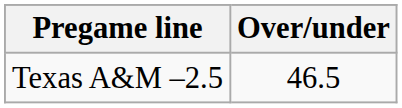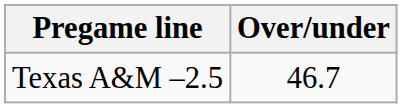(313, 77) 46.5 -> (313, 77) 46.7
